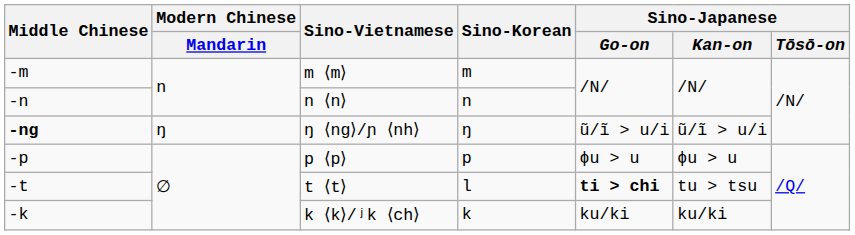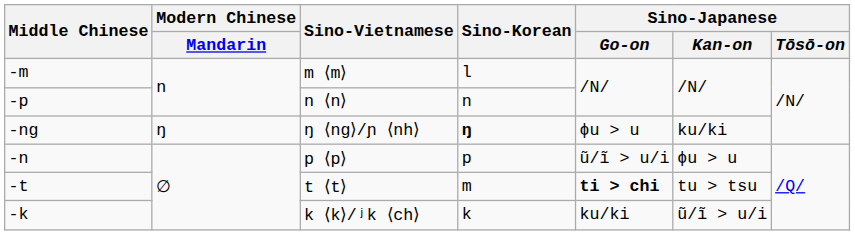(467, 73) m -> (467, 73) l
(19, 101) -n -> (19, 101) -p
(24, 130) bold -> (24, 130) normal
(467, 130) normal -> (467, 130) bold
(624, 130) ũ/ĩ > u/i -> (609, 130) ɸu > u
(722, 130) ũ/ĩ > u/i -> (702, 130) ku/ki
(19, 158) -p -> (19, 158) -n
(609, 158) ɸu > u -> (624, 158) ũ/ĩ > u/i
(467, 187) l -> (467, 187) m
(702, 215) ku/ki -> (722, 215) ũ/ĩ > u/i
